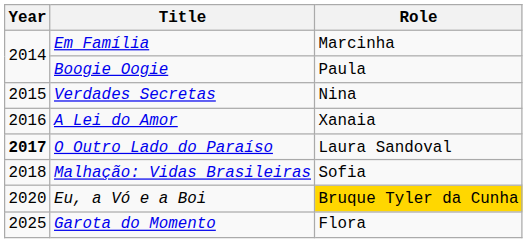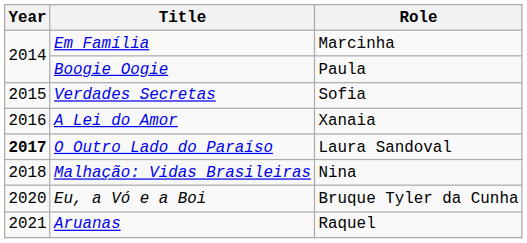(338, 95) Nina -> (342, 95) Sofia
(342, 173) Sofia -> (338, 173) Nina
(418, 198) gold background -> (418, 198) no background
+ row: (87, 224)
- row: (135, 224)
